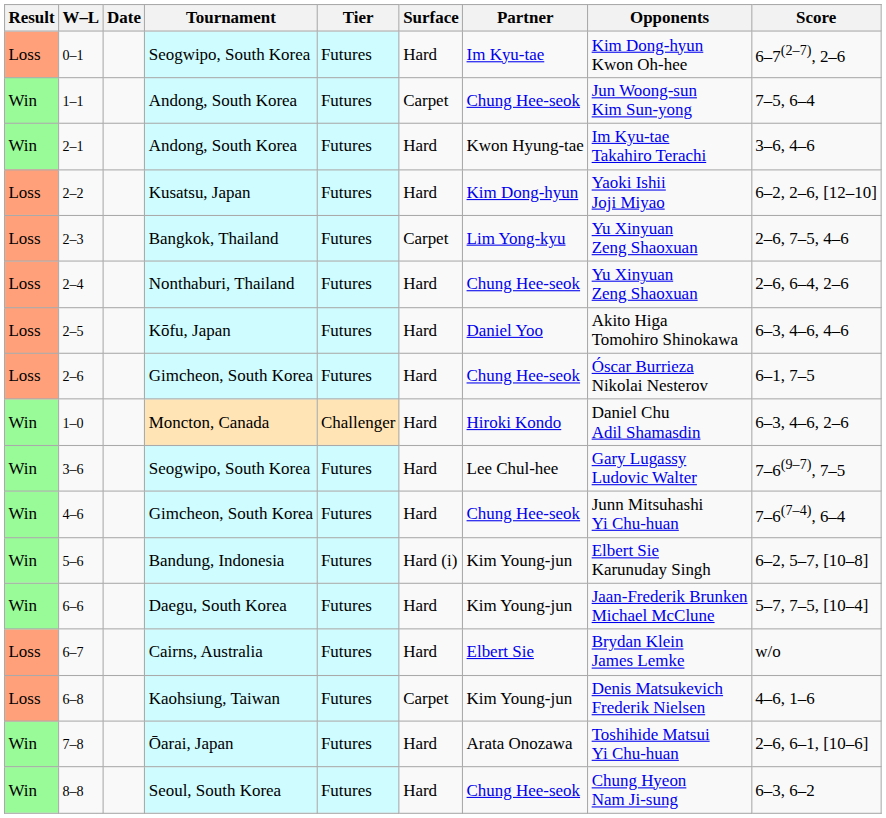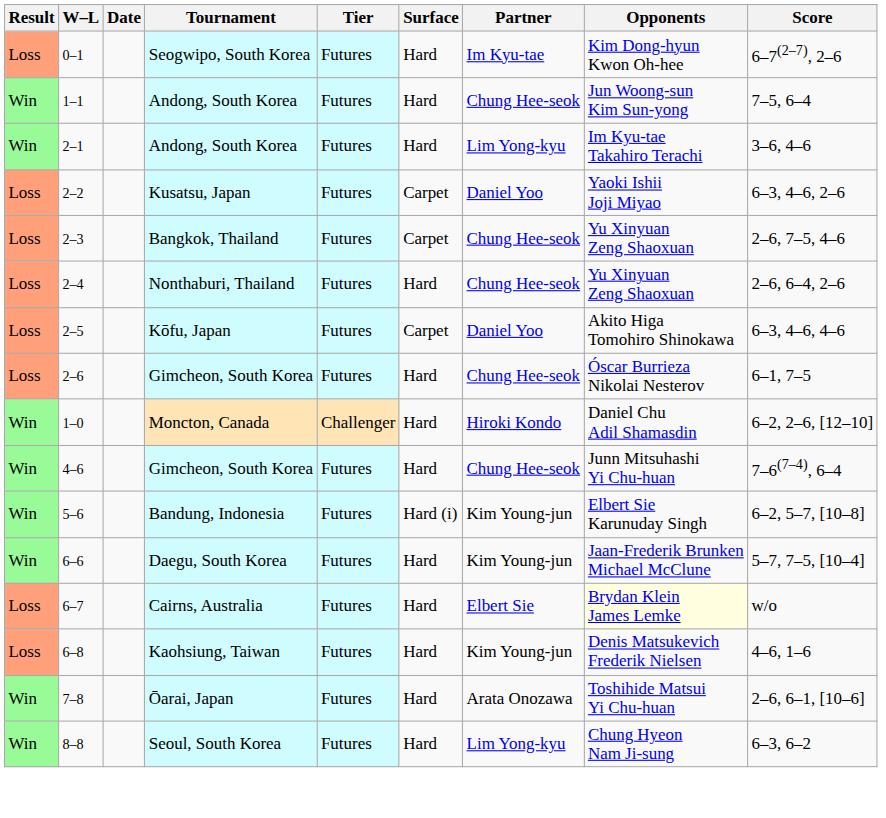(426, 100) Carpet -> (420, 100) Hard
(525, 146) Kwon Hyung-tae -> (516, 146) Lim Yong-kyu
(420, 192) Hard -> (426, 192) Carpet
(522, 192) Kim Dong-hyun -> (505, 192) Daniel Yoo
(816, 192) 6–2, 2–6, [12–10] -> (798, 192) 6–3, 4–6, 2–6
(516, 238) Lim Yong-kyu -> (523, 238) Chung Hee-seok
(420, 330) Hard -> (426, 330) Carpet
(802, 422) 6–3, 4–6, 2–6 -> (812, 422) 6–2, 2–6, [12–10]
- row: (73, 469)
(638, 652) no background -> (634, 606) lightyellow background
(426, 698) Carpet -> (420, 652) Hard
(523, 790) Chung Hee-seok -> (516, 744) Lim Yong-kyu
